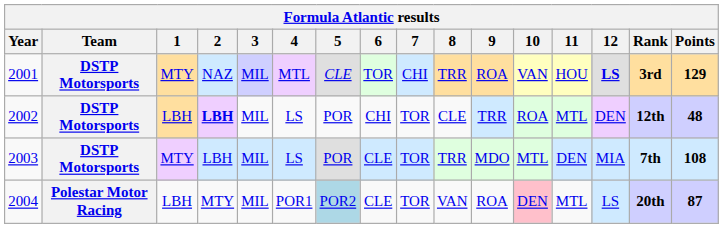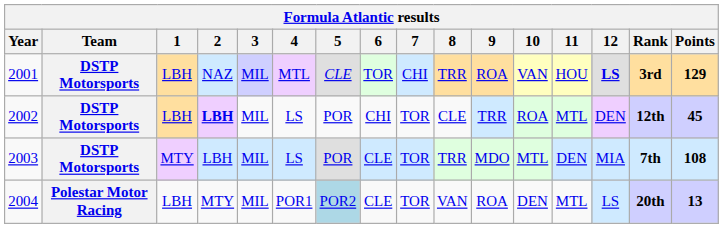(177, 74) MTY -> (177, 74) LBH
(695, 117) 48 -> (695, 117) 45
(532, 201) pink background -> (532, 201) no background
(695, 201) 87 -> (695, 201) 13
